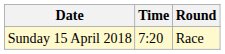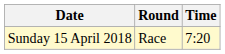columns swapped: (154, 15) <-> (196, 15)
